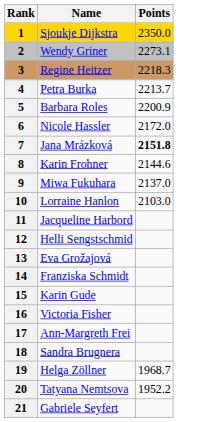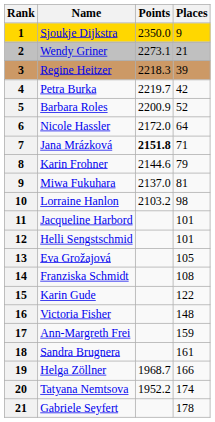+ column: (192, 13)
(154, 88) 2213.7 -> (154, 88) 2219.7
(154, 201) 2103.0 -> (154, 201) 2103.2
